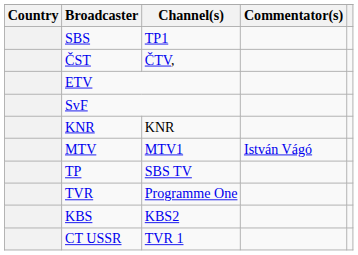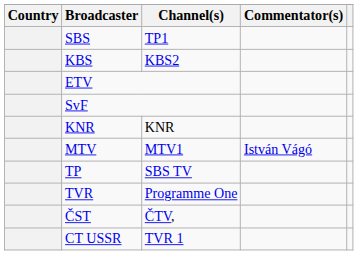rows swapped: (78, 60) <-> (79, 216)
